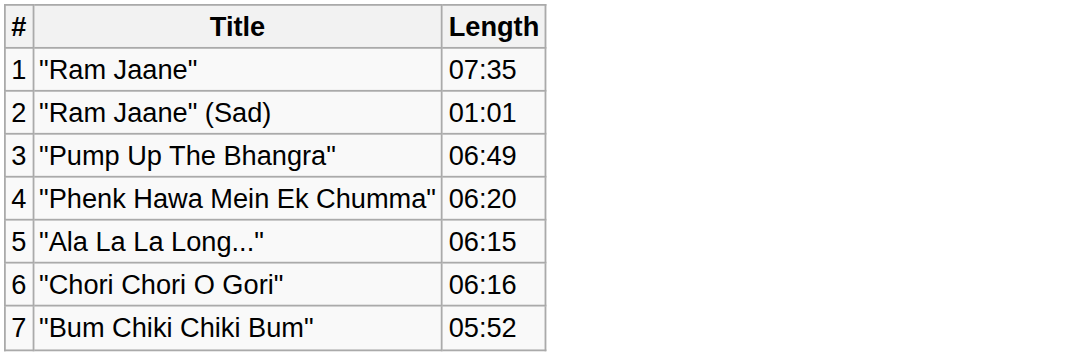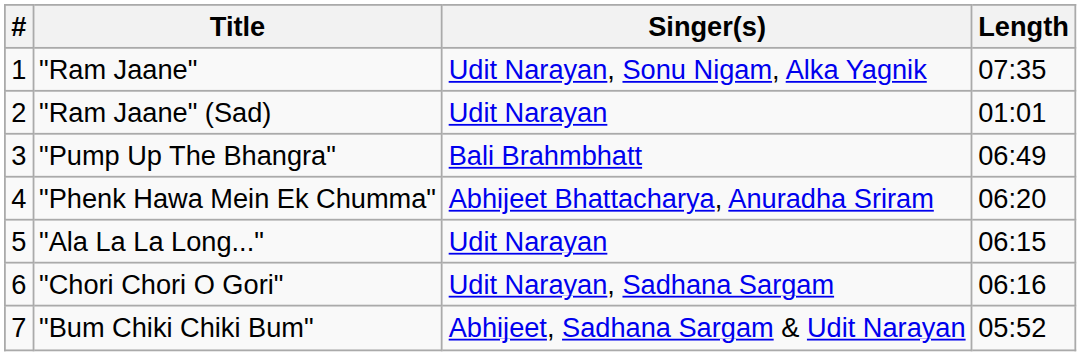+ column: (707, 27)
